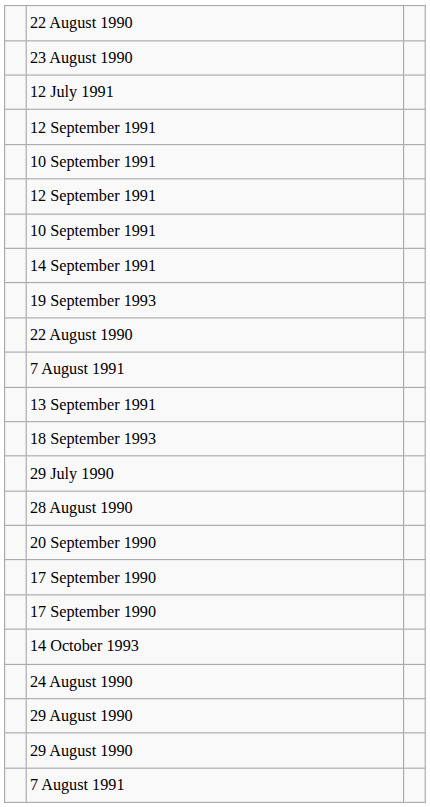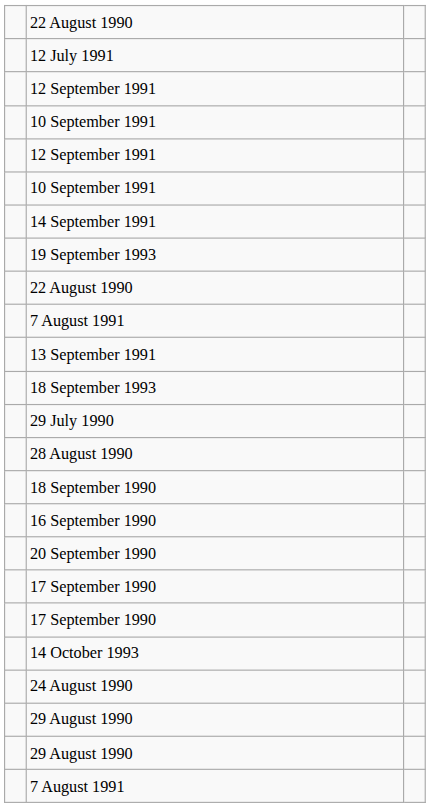- row: (15, 58)
+ row: (15, 487)
+ row: (15, 520)
